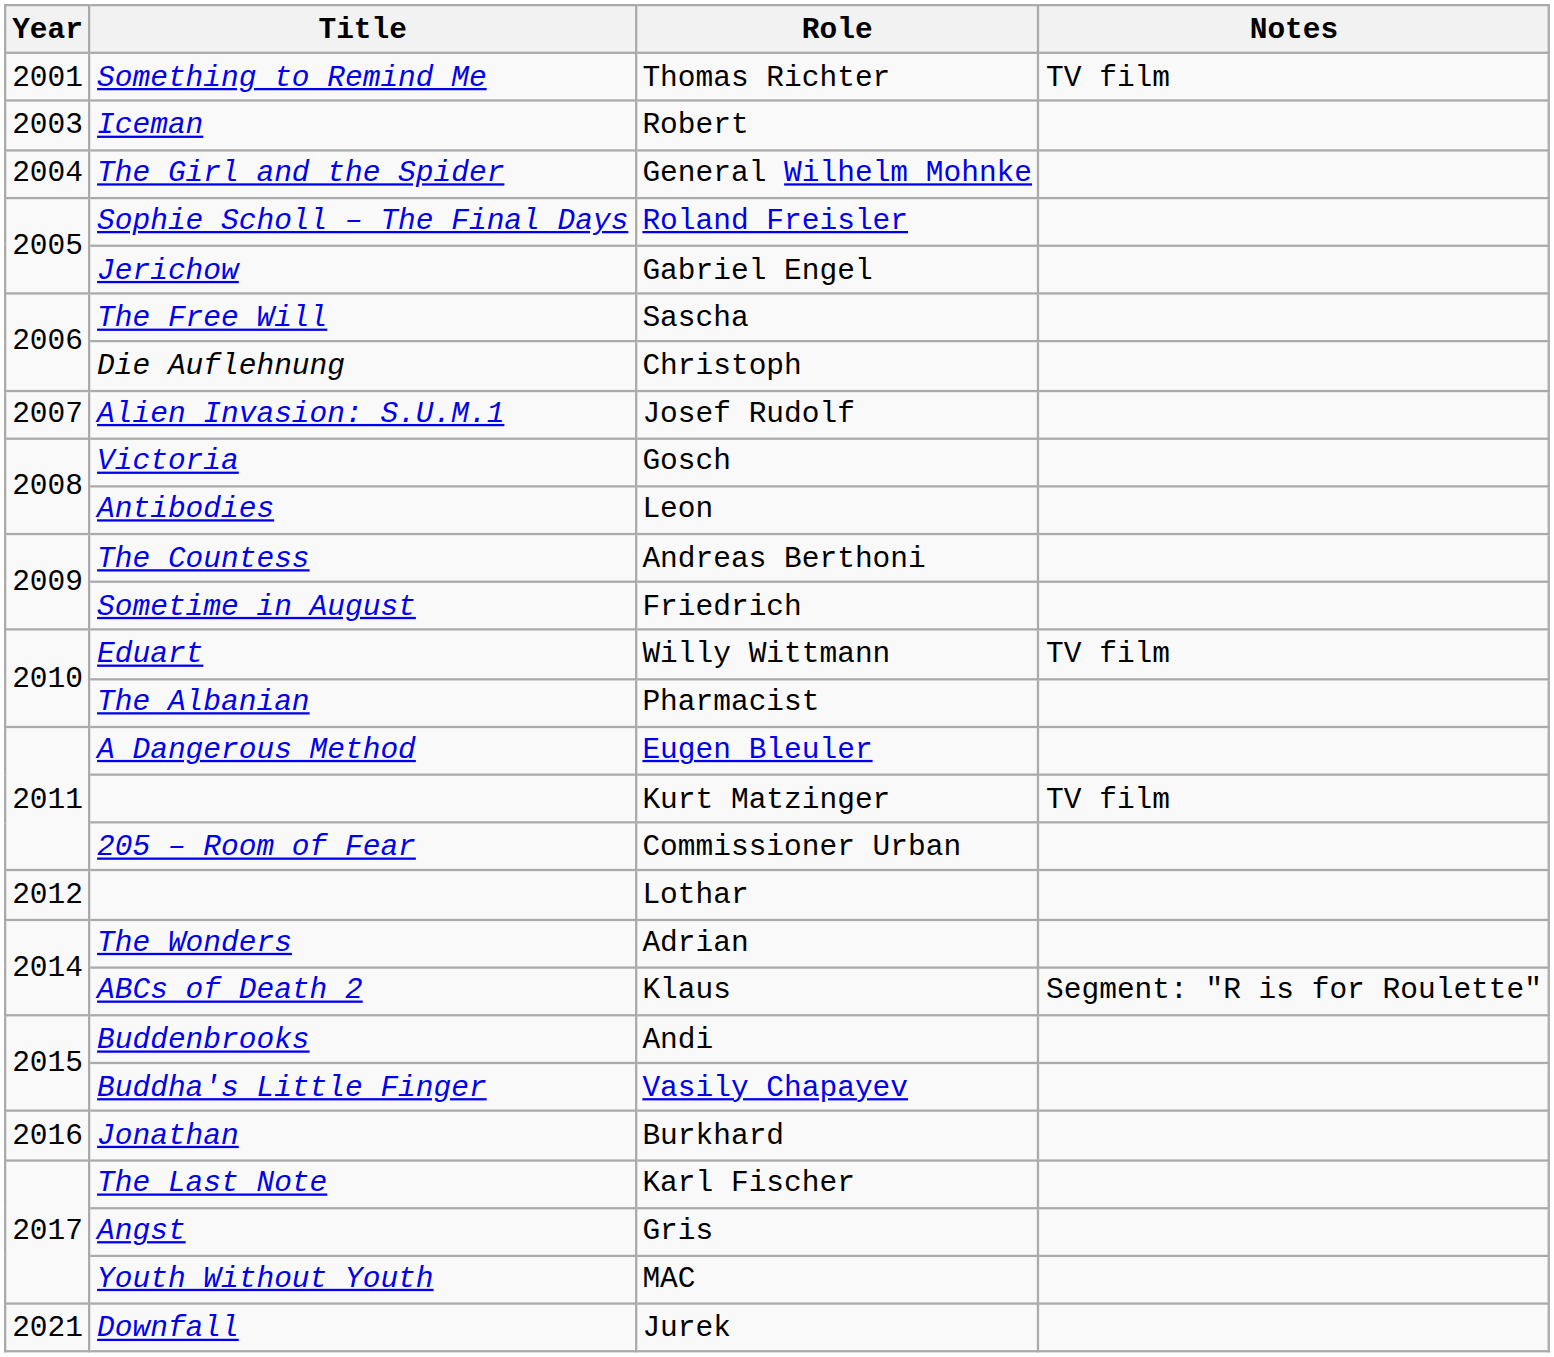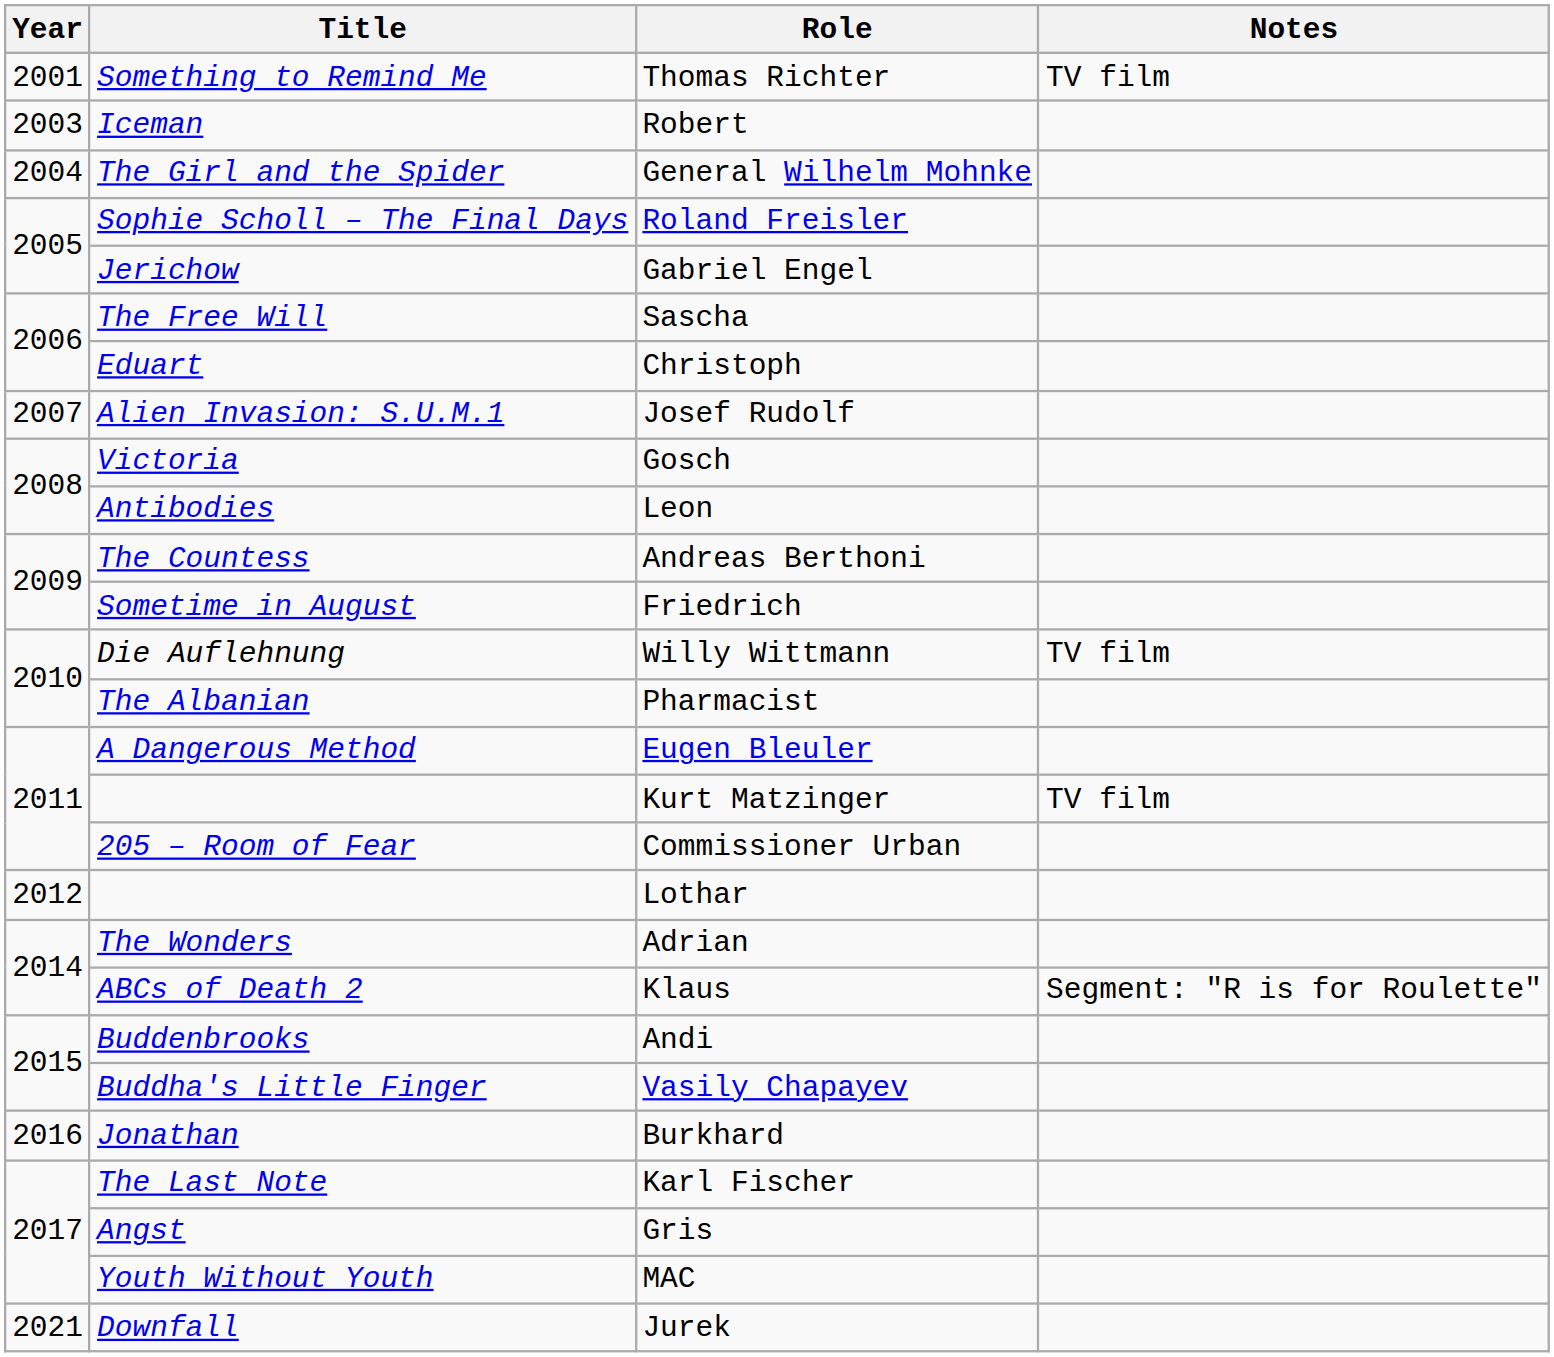(221, 366) Die Auflehnung -> (150, 366) Eduart
(150, 654) Eduart -> (221, 654) Die Auflehnung
